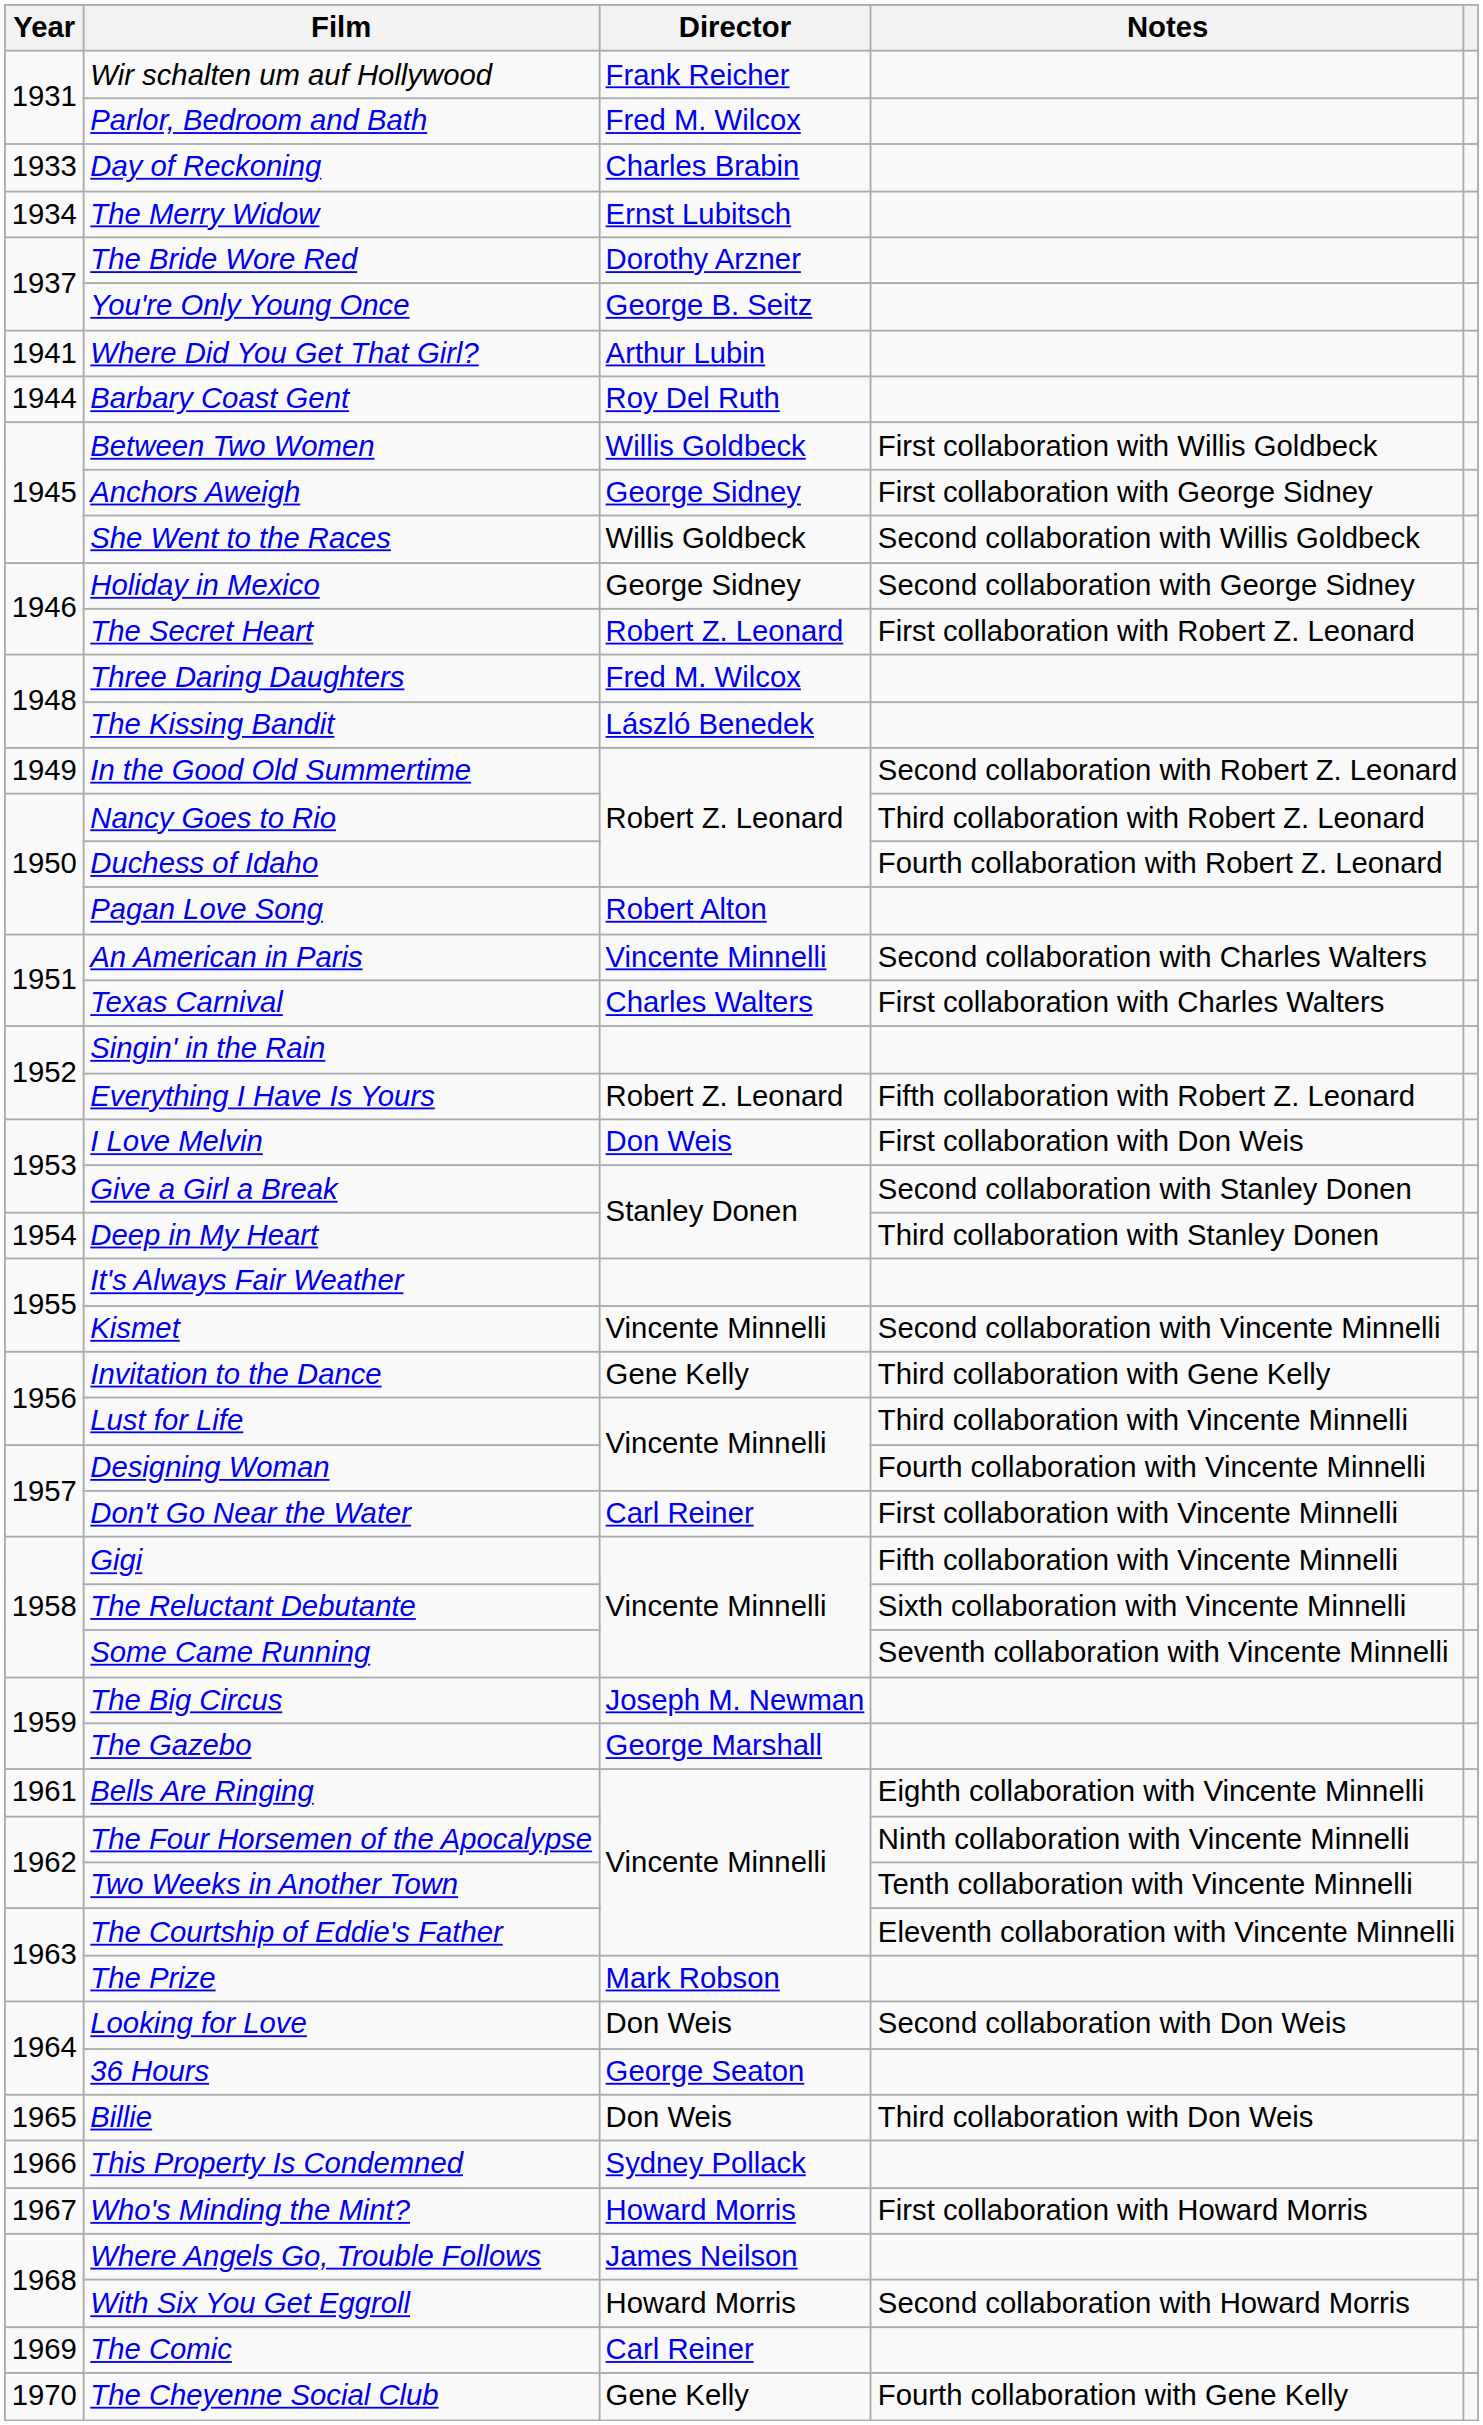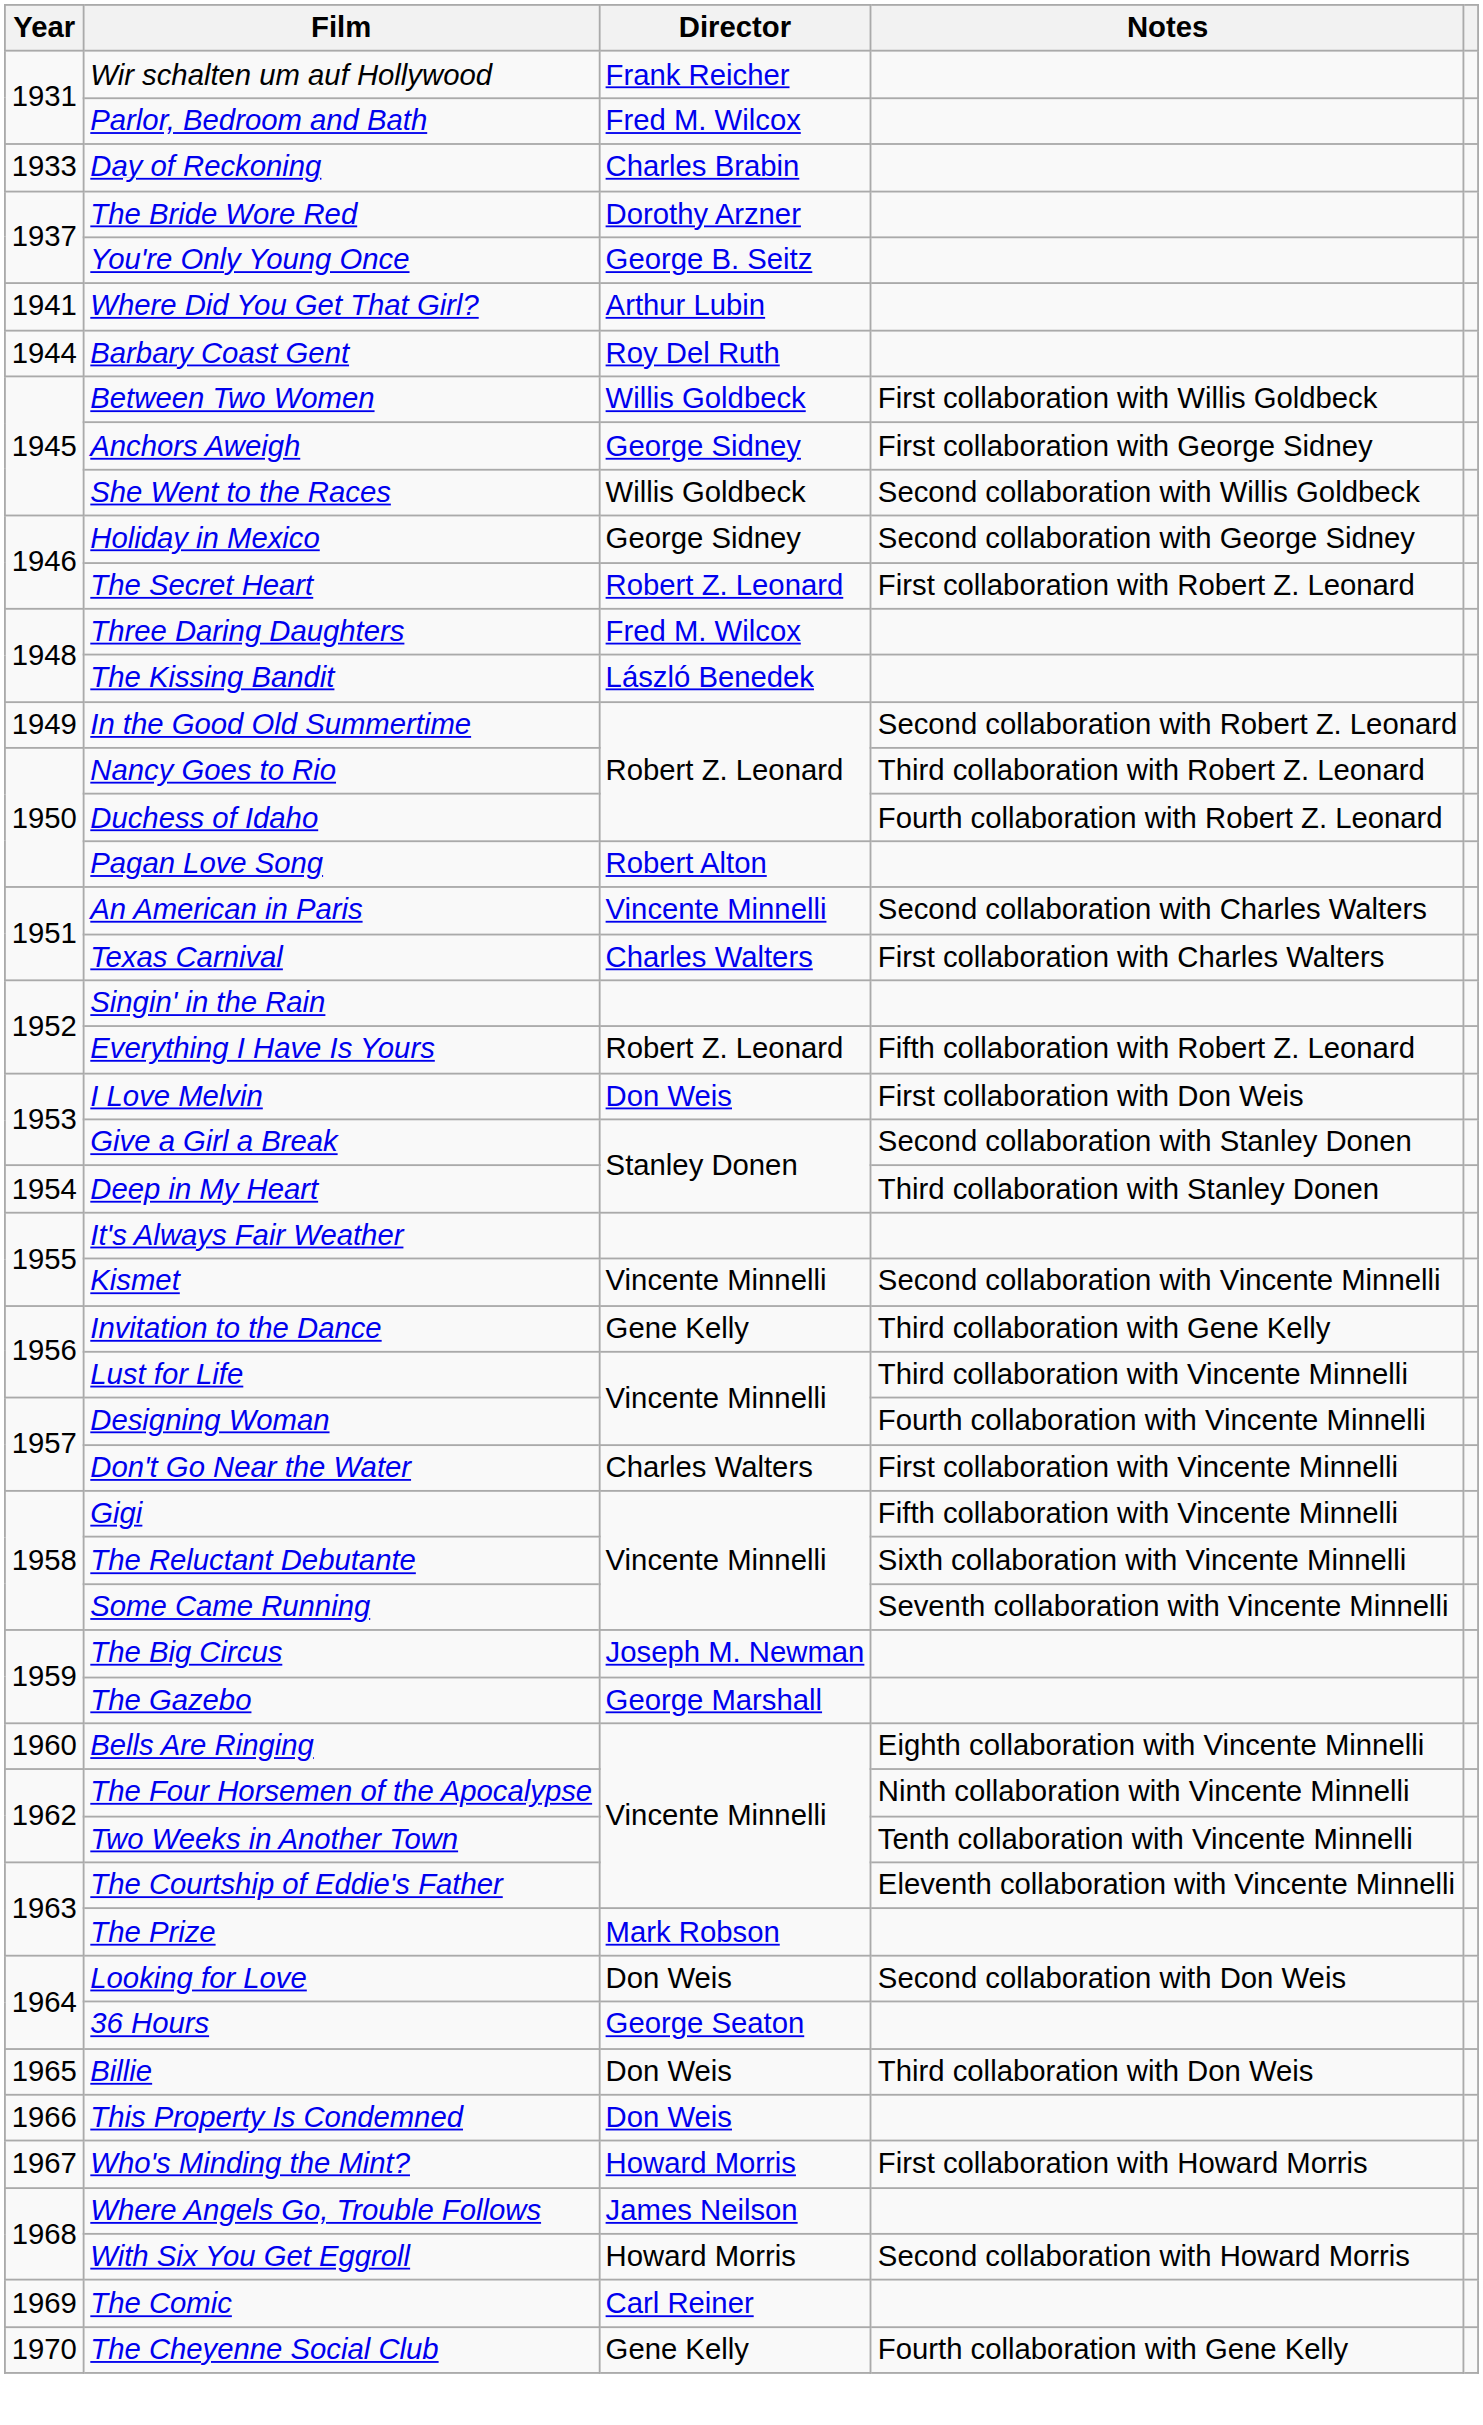- row: (205, 213)
(680, 1513) Carl Reiner -> (709, 1467) Charles Walters
(44, 1792) 1961 -> (44, 1745) 1960
(706, 2163) Sydney Pollack -> (669, 2117) Don Weis
